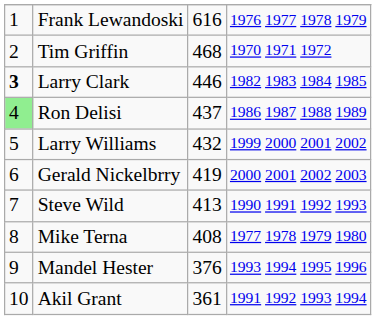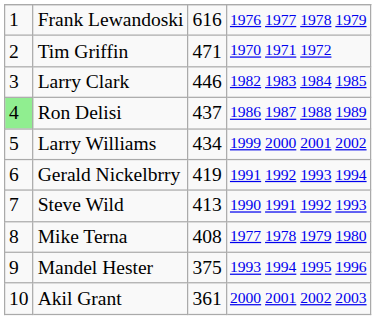(207, 50) 468 -> (207, 50) 471
(14, 81) bold -> (14, 81) normal
(207, 143) 432 -> (207, 143) 434
(298, 174) 2000 2001 2002 2003 -> (298, 174) 1991 1992 1993 1994
(207, 267) 376 -> (207, 267) 375
(298, 298) 1991 1992 1993 1994 -> (298, 298) 2000 2001 2002 2003
